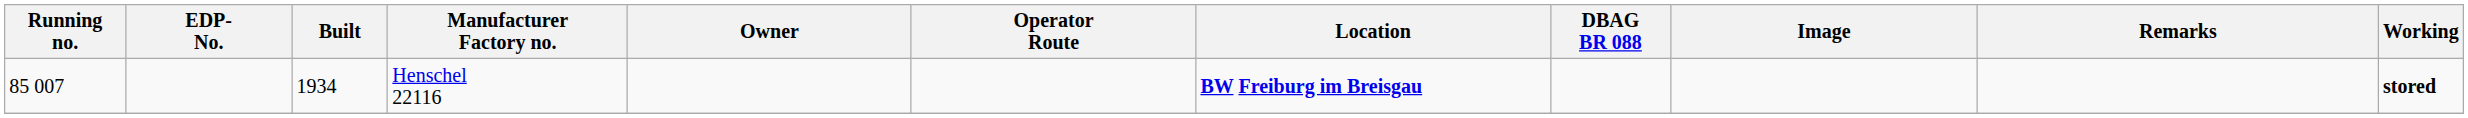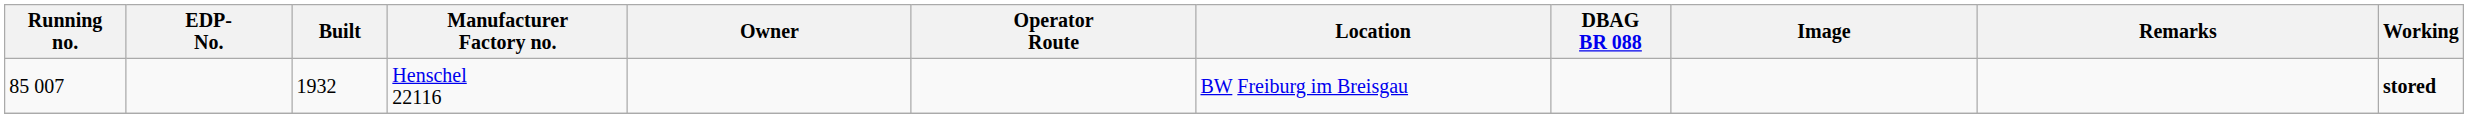(316, 85) 1934 -> (316, 85) 1932
(1311, 85) bold -> (1304, 85) normal
